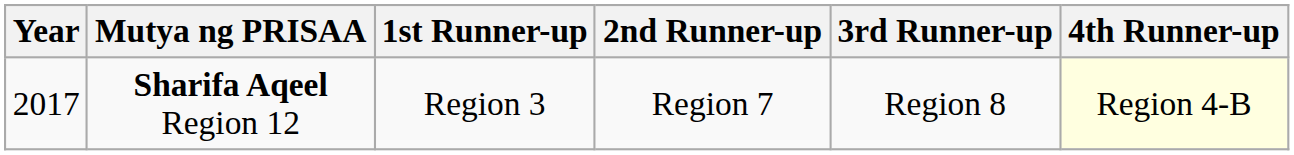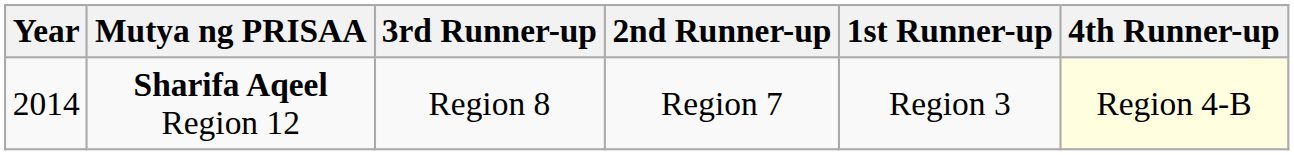columns swapped: (485, 31) <-> (945, 31)
(46, 102) 2017 -> (46, 102) 2014
